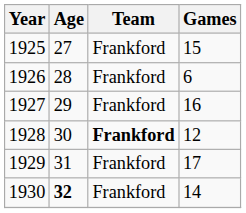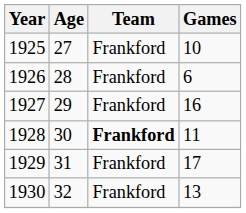(192, 47) 15 -> (192, 47) 10
(192, 134) 12 -> (192, 134) 11
(63, 192) bold -> (63, 192) normal
(192, 192) 14 -> (192, 192) 13
